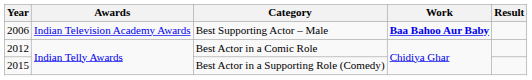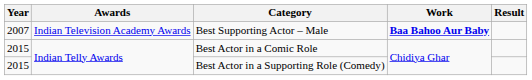(18, 30) 2006 -> (18, 30) 2007
(18, 48) 2012 -> (18, 48) 2015
